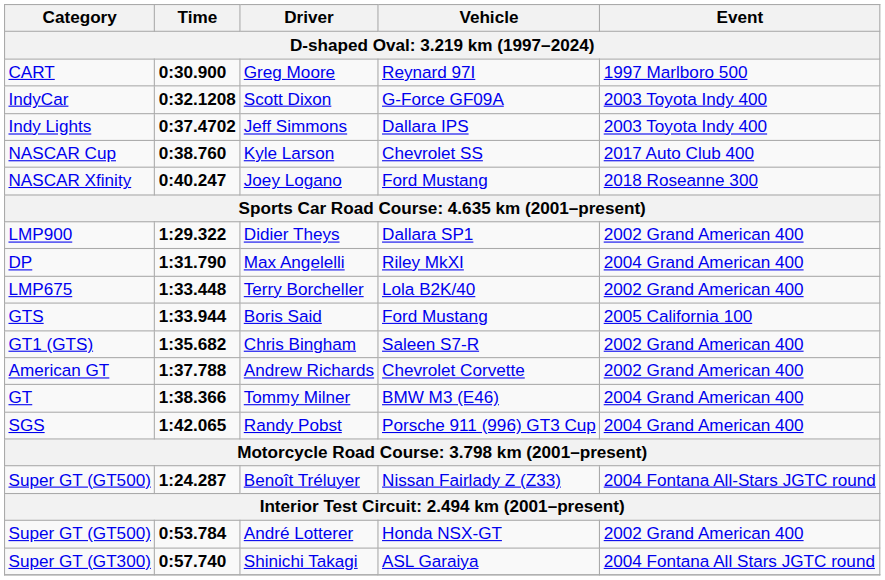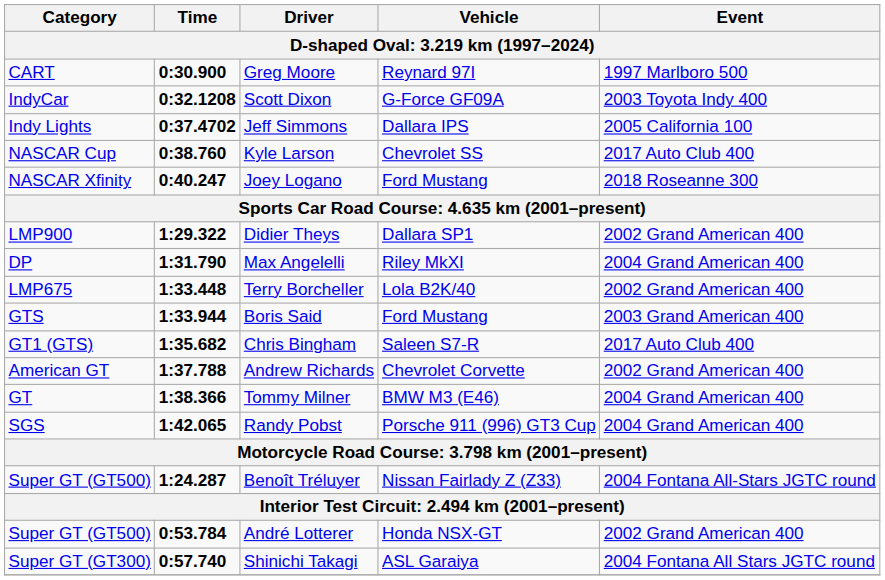(685, 126) 2003 Toyota Indy 400 -> (678, 126) 2005 California 100
(678, 316) 2005 California 100 -> (704, 316) 2003 Grand American 400
(704, 343) 2002 Grand American 400 -> (679, 343) 2017 Auto Club 400
